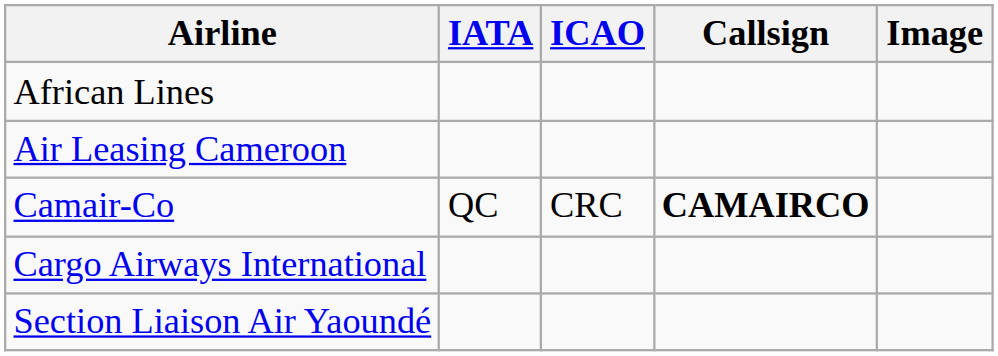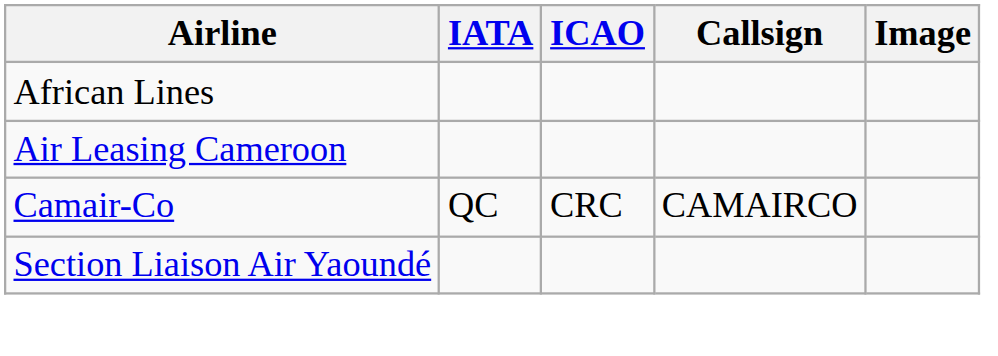(766, 206) bold -> (760, 206) normal
- row: (220, 263)
